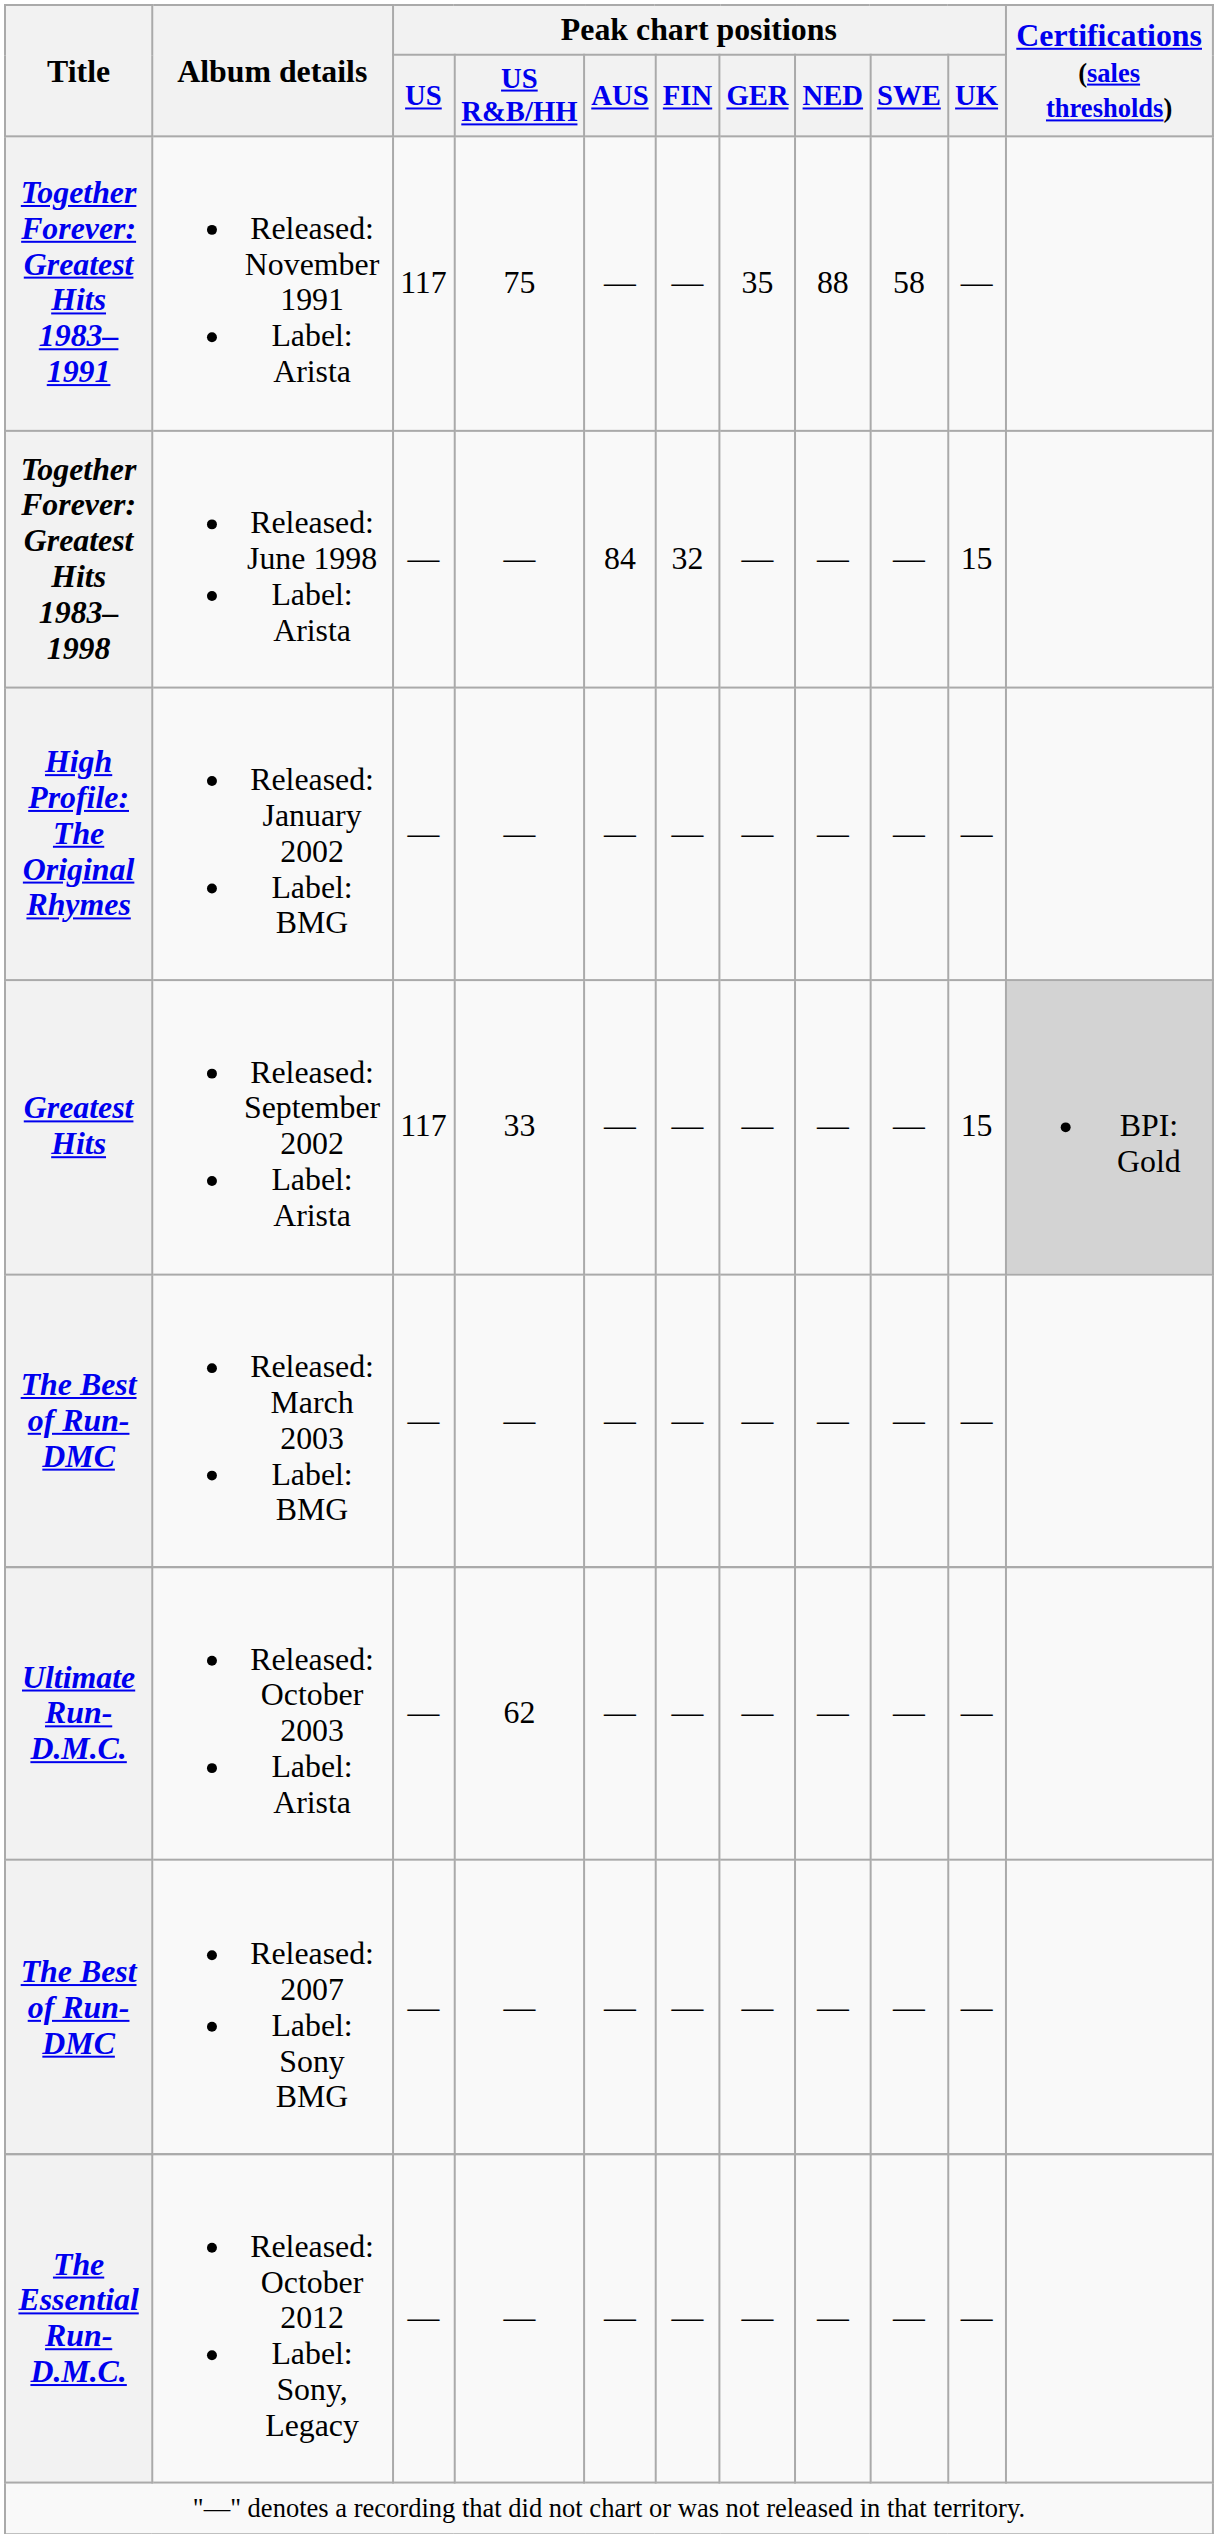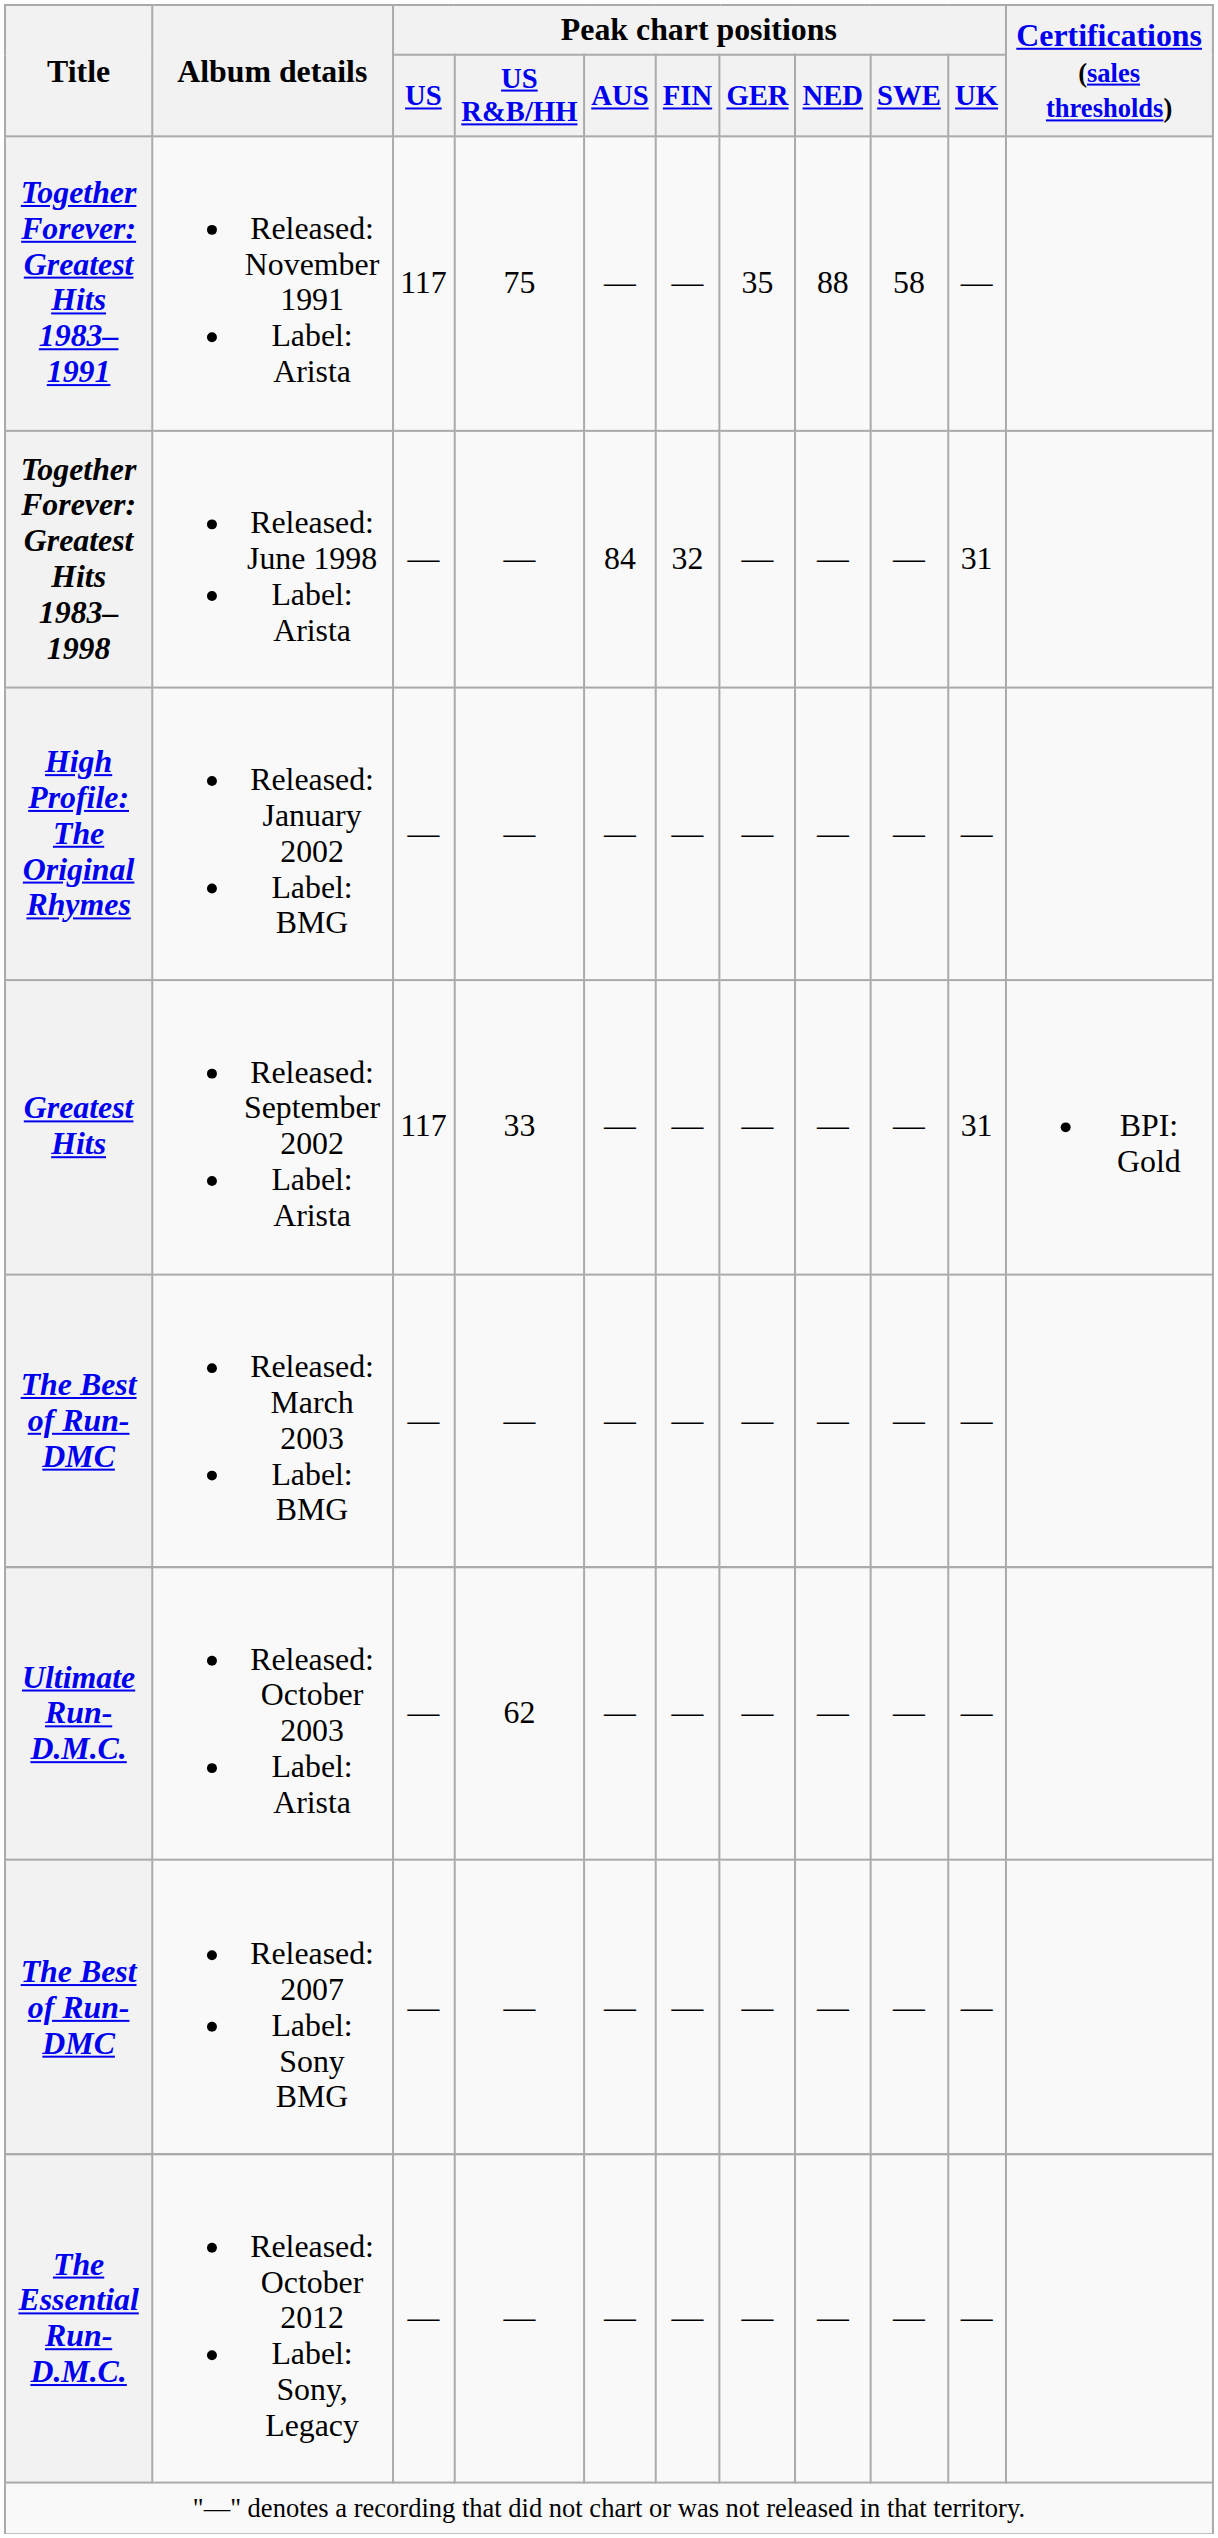(977, 558) 15 -> (977, 558) 31
(977, 1126) 15 -> (977, 1126) 31
(1109, 1145) lightgrey background -> (1109, 1145) no background
